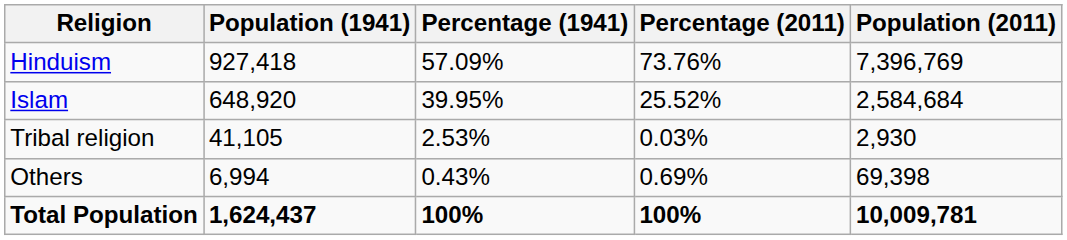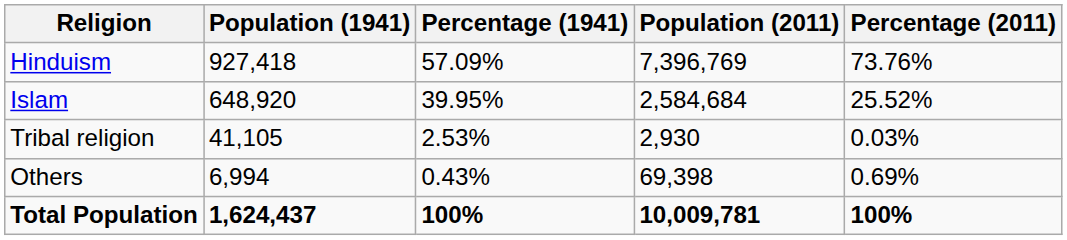columns swapped: (956, 23) <-> (742, 23)
